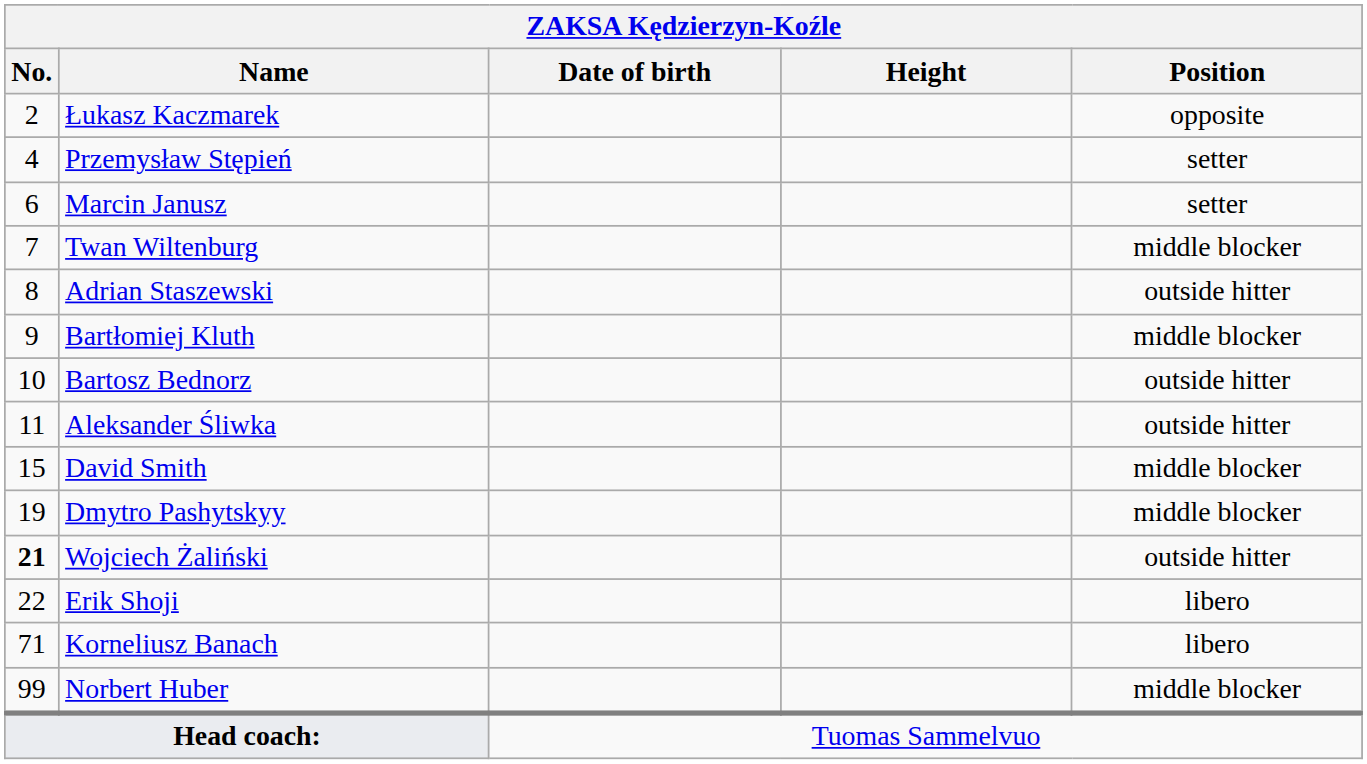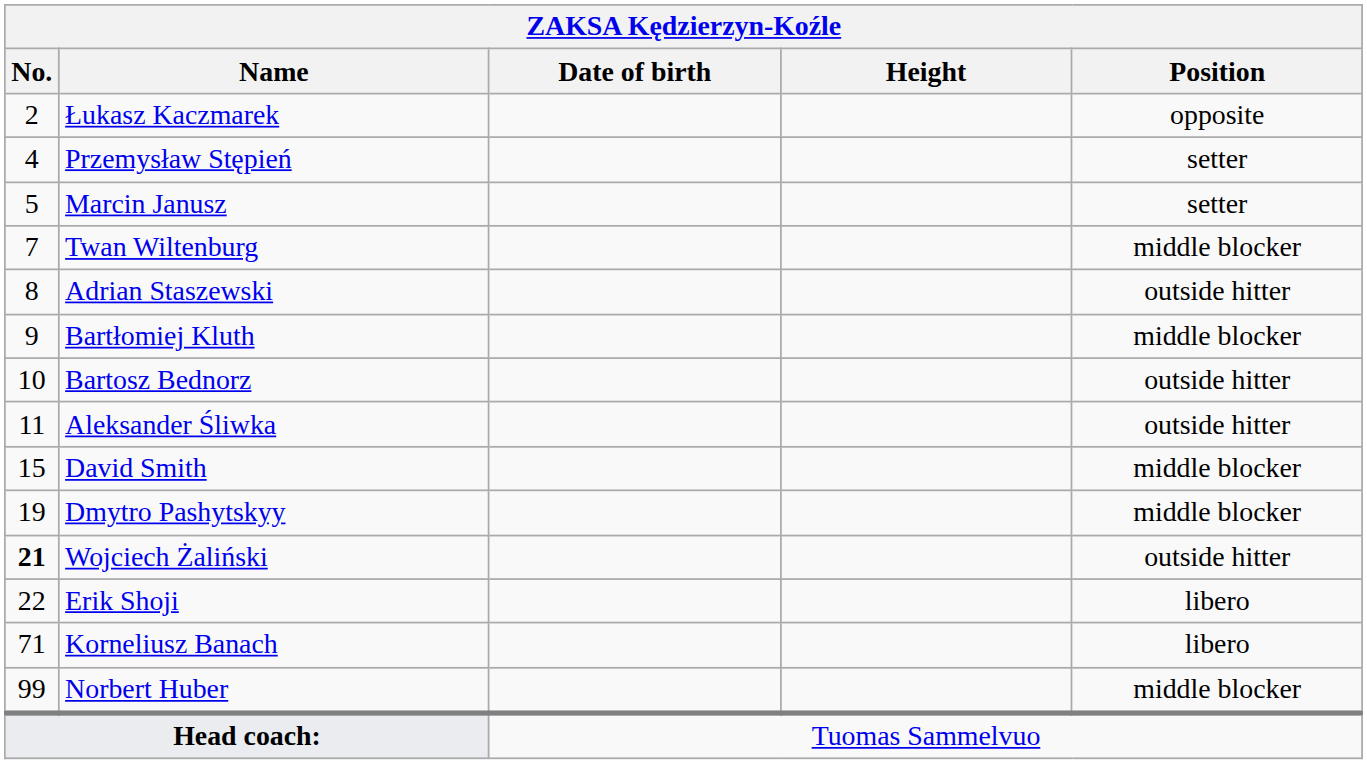(32, 203) 6 -> (32, 203) 5
